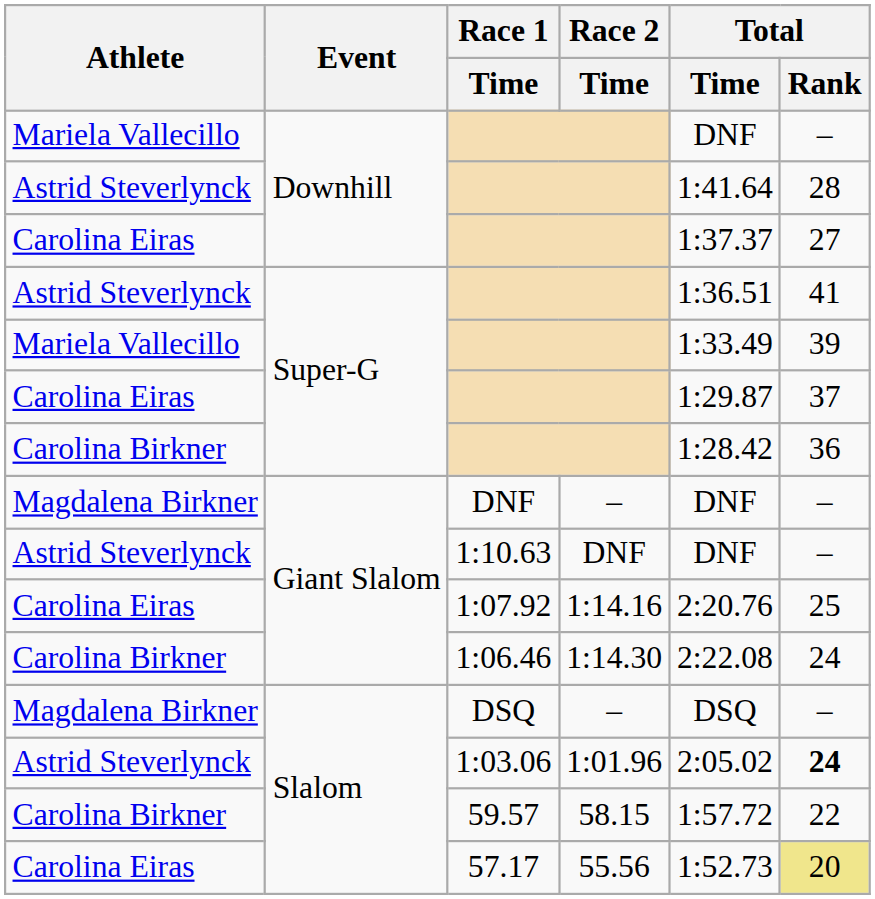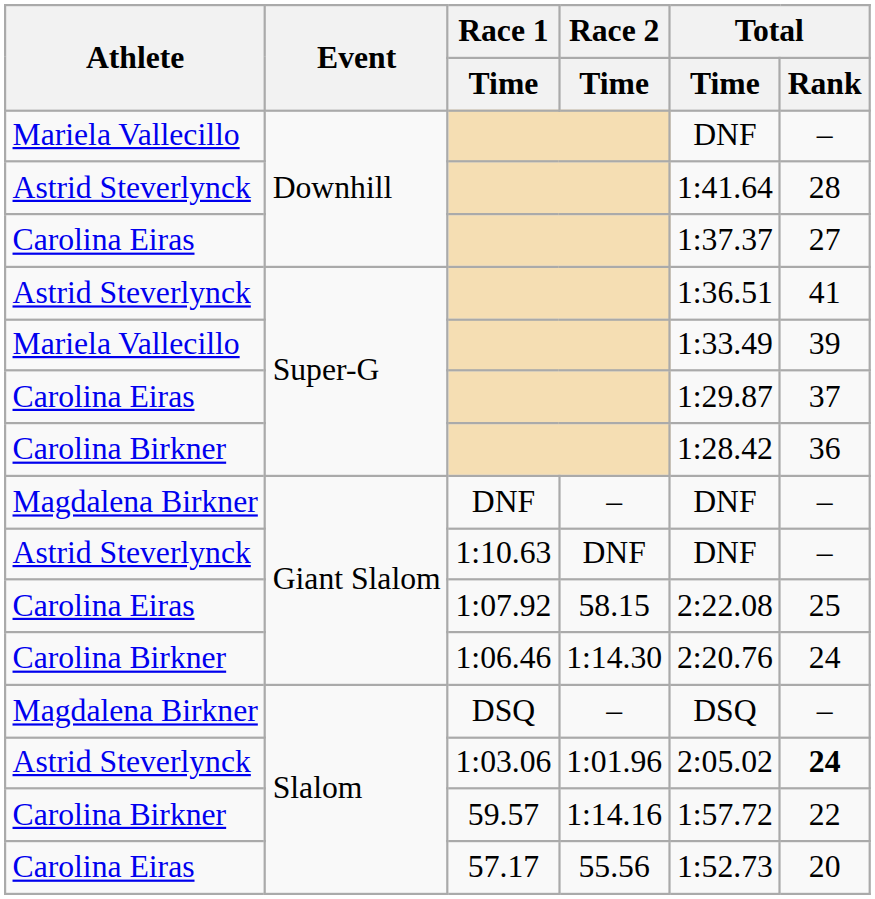(614, 605) 1:14.16 -> (614, 605) 58.15
(725, 605) 2:20.76 -> (725, 605) 2:22.08
(725, 658) 2:22.08 -> (725, 658) 2:20.76
(614, 814) 58.15 -> (614, 814) 1:14.16
(825, 867) khaki background -> (825, 867) no background
